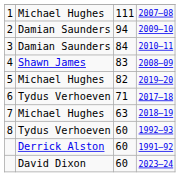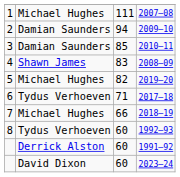(122, 46) 84 -> (122, 46) 85
(122, 113) 63 -> (122, 113) 66
